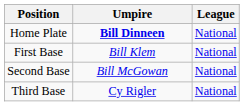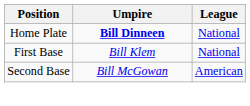(216, 71) National -> (219, 71) American
- row: (38, 91)
